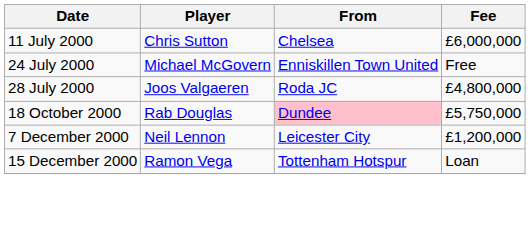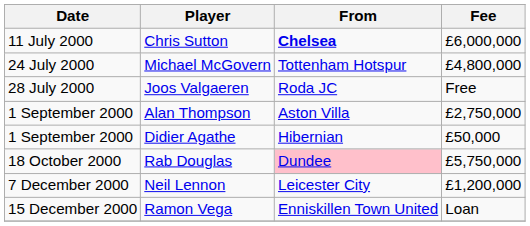(306, 40) normal -> (307, 40) bold
(358, 64) Enniskillen Town United -> (342, 64) Tottenham Hotspur
(461, 64) Free -> (483, 64) £4,800,000
(483, 88) £4,800,000 -> (461, 88) Free
+ row: (197, 112)
+ row: (190, 137)
(342, 161) Tottenham Hotspur -> (358, 209) Enniskillen Town United
